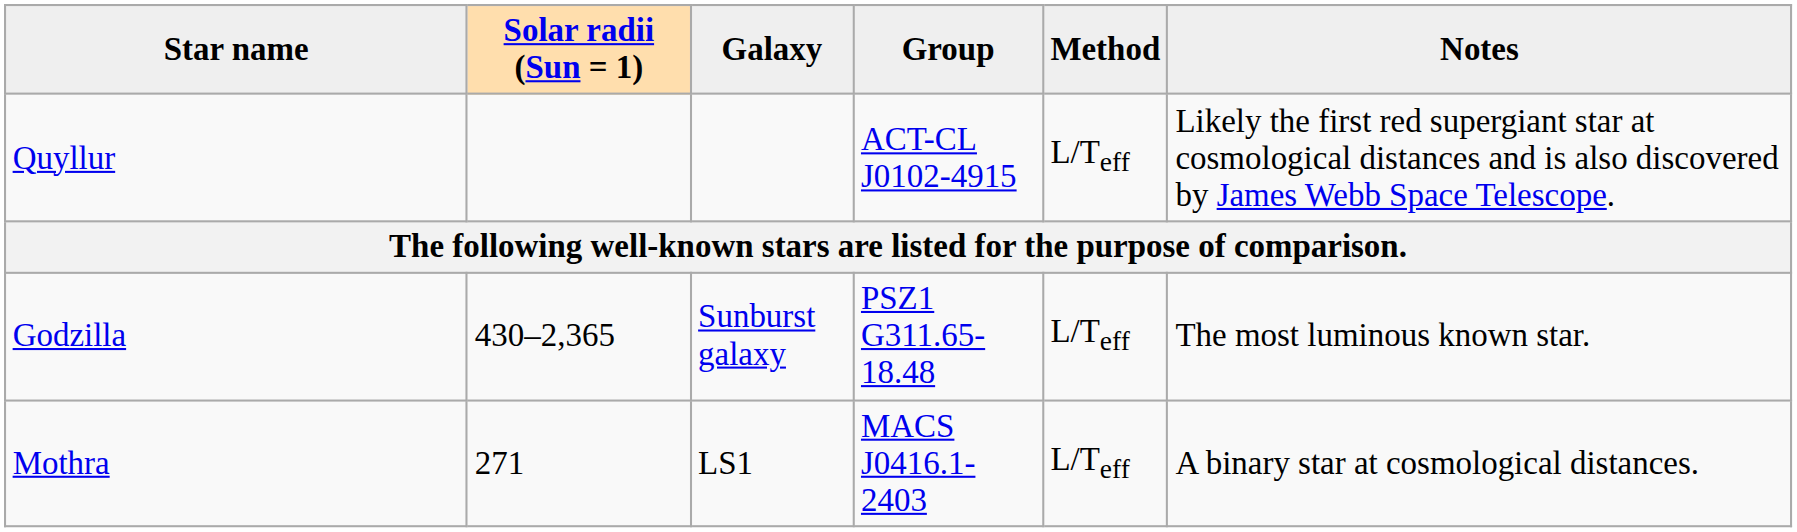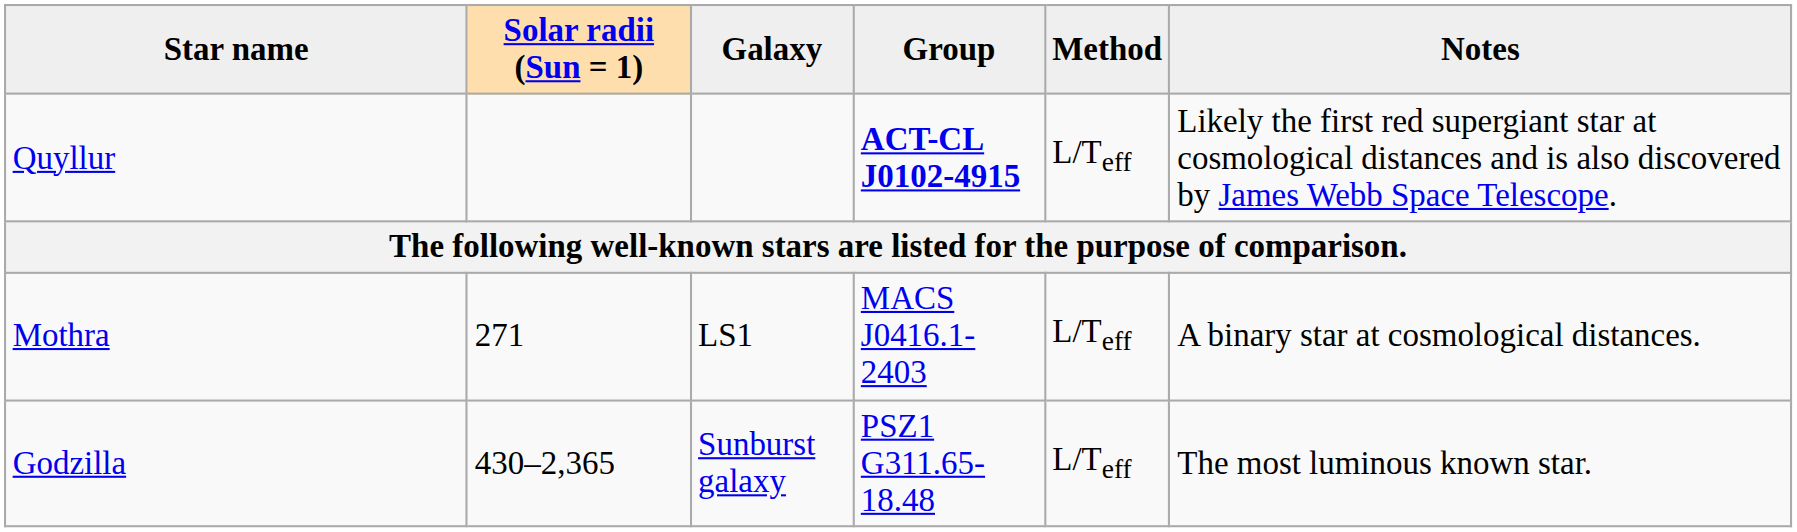(939, 157) normal -> (940, 157) bold
rows swapped: (69, 335) <-> (61, 462)
